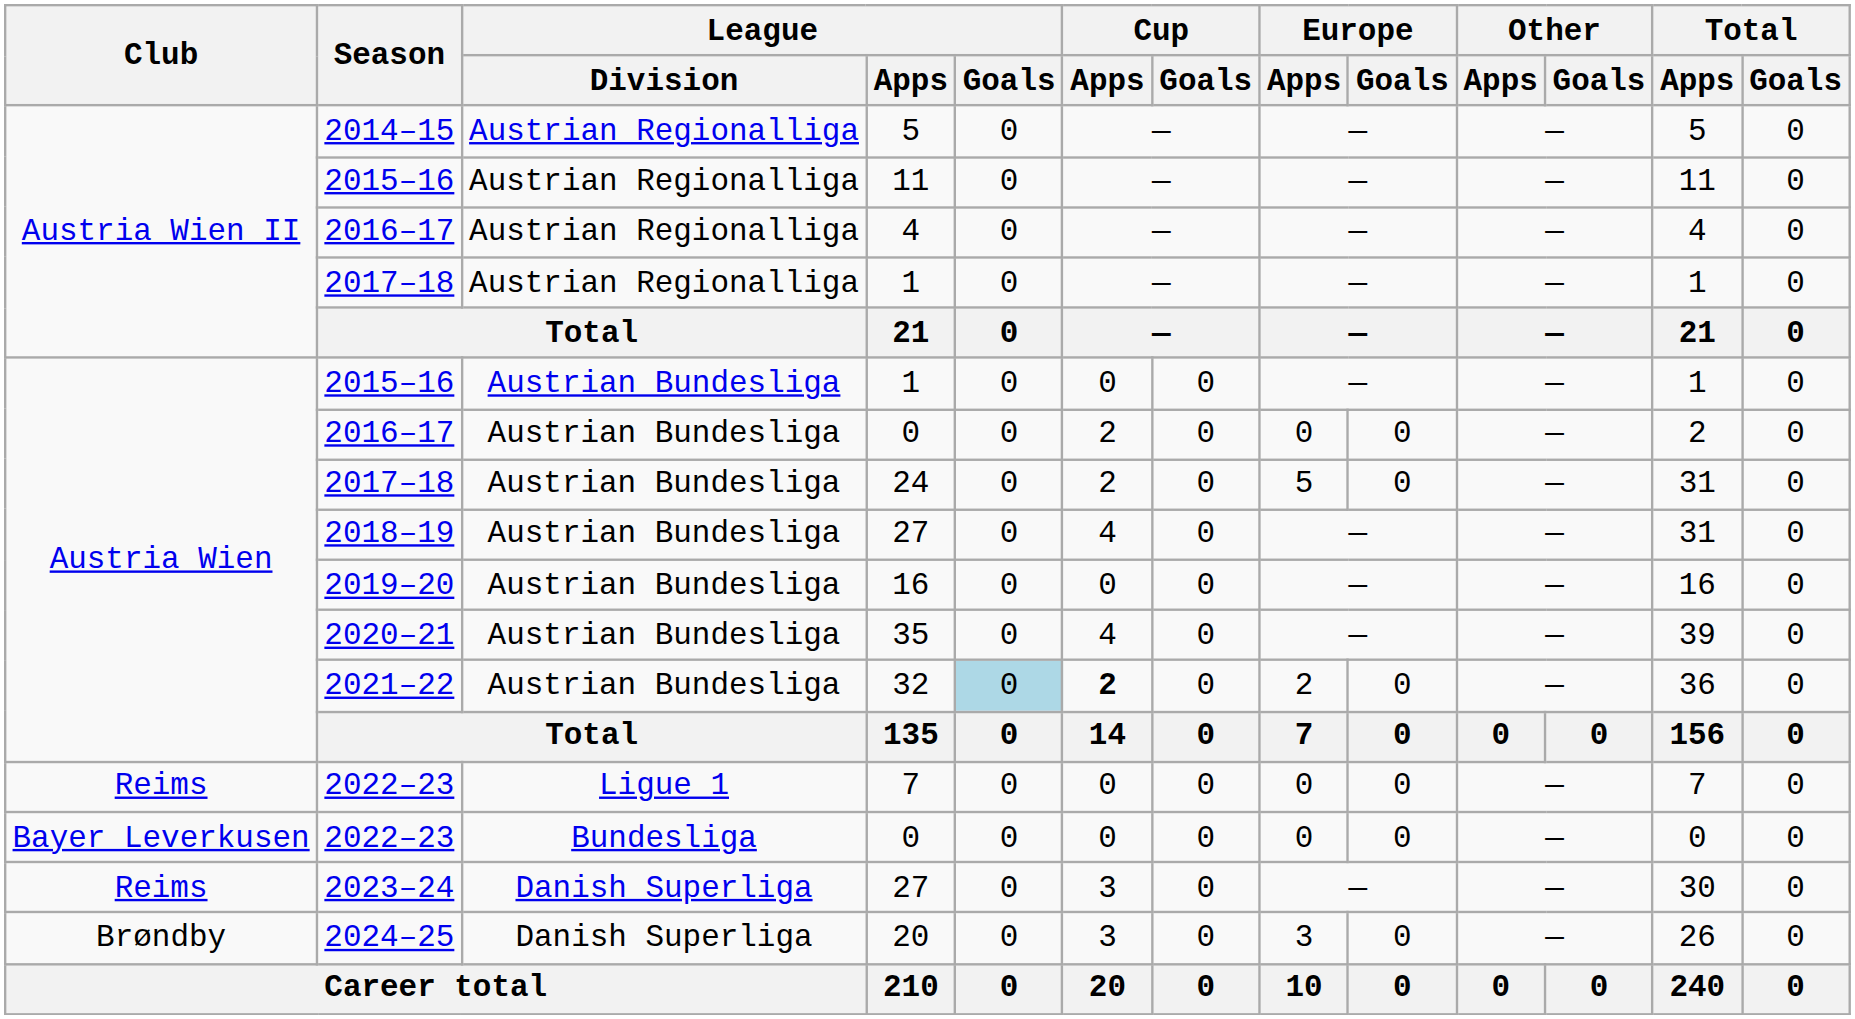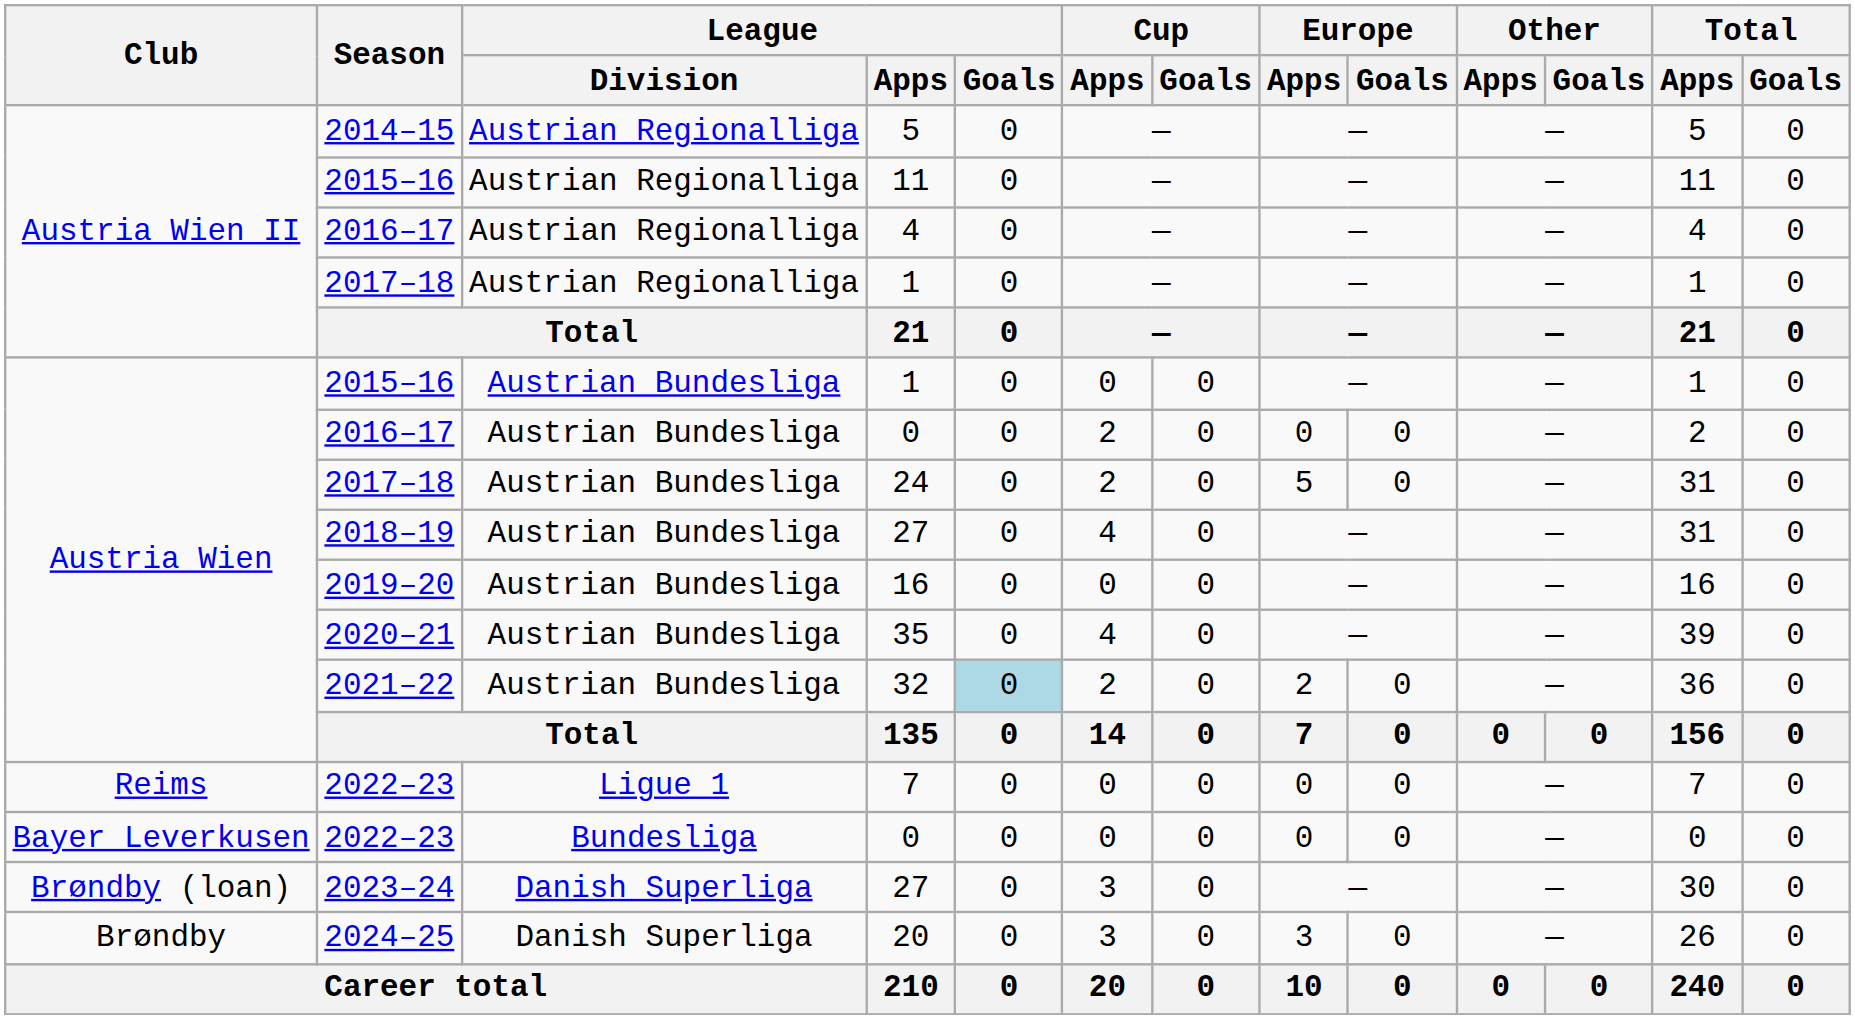(1107, 686) bold -> (1107, 686) normal
(161, 888) Reims -> (161, 888) Brøndby (loan)
